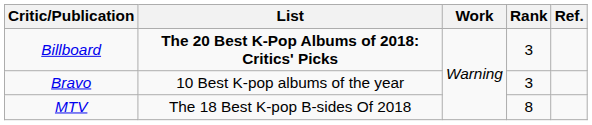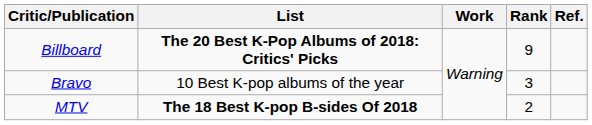(529, 49) 3 -> (529, 49) 9
(290, 107) normal -> (290, 107) bold
(529, 107) 8 -> (529, 107) 2
